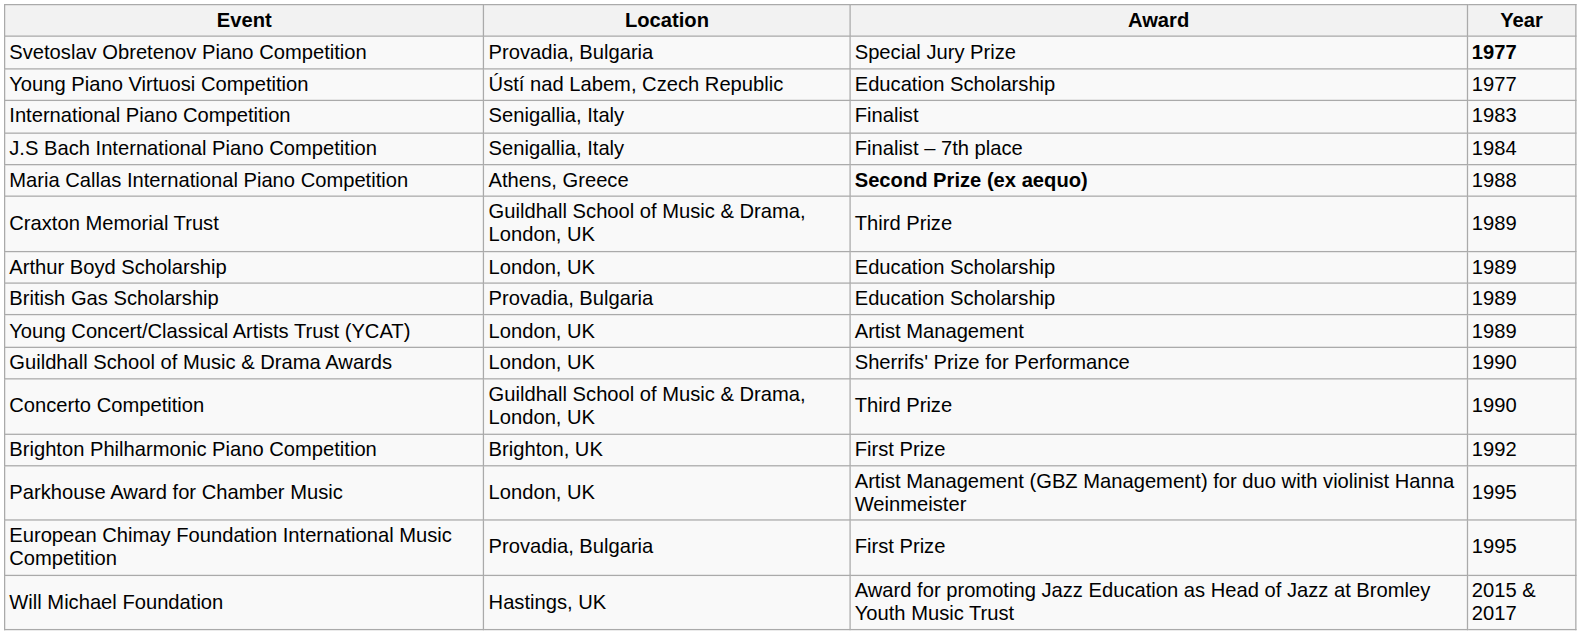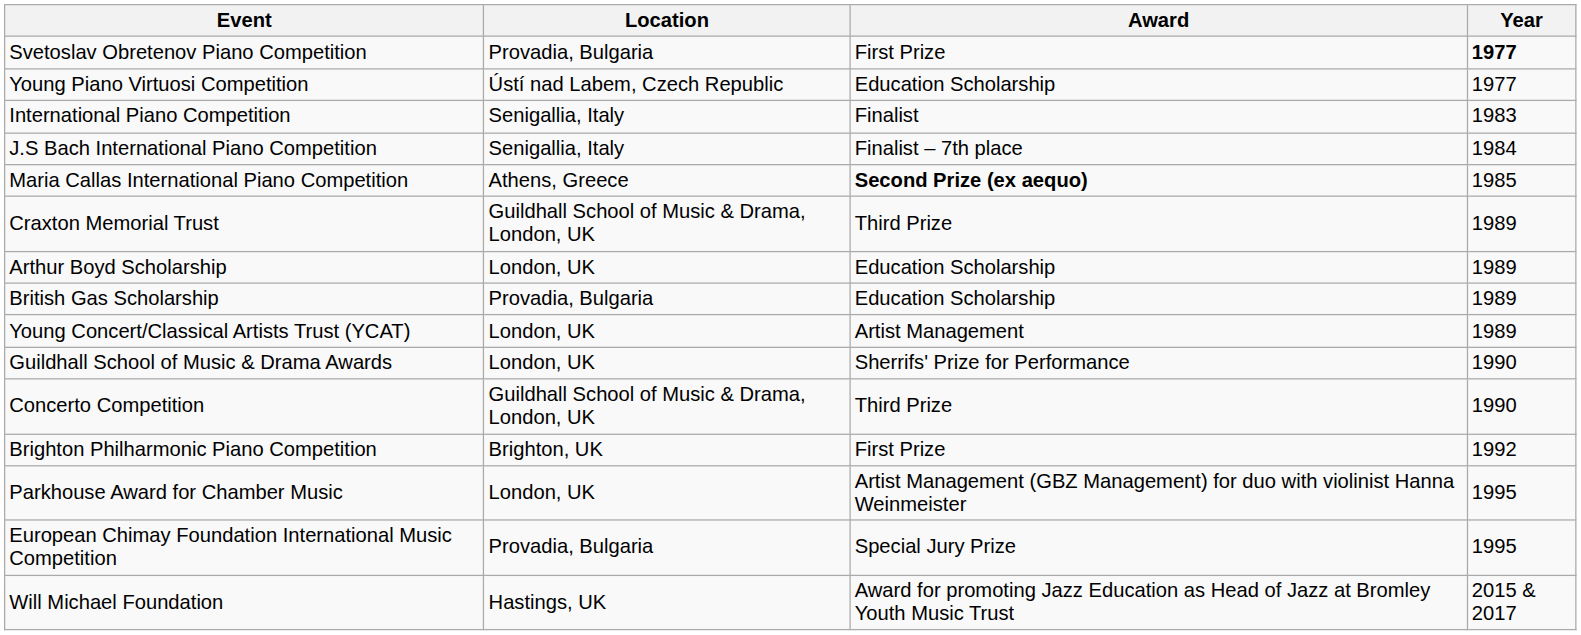(935, 52) Special Jury Prize -> (900, 52) First Prize
(1494, 180) 1988 -> (1494, 180) 1985
(900, 547) First Prize -> (935, 547) Special Jury Prize
